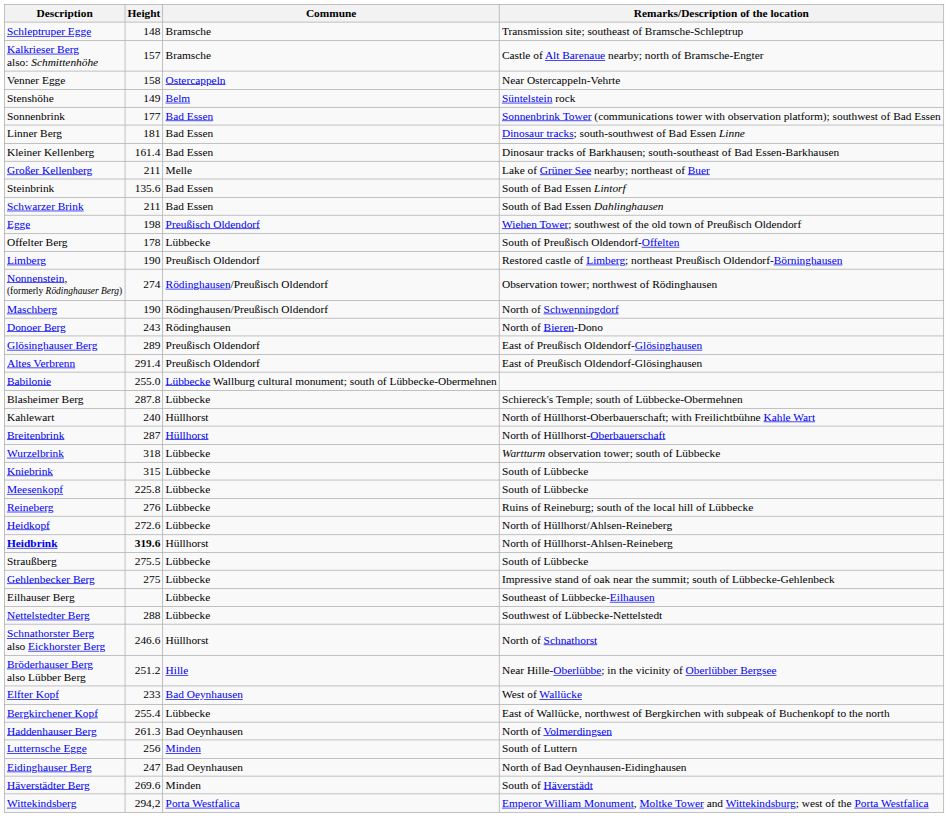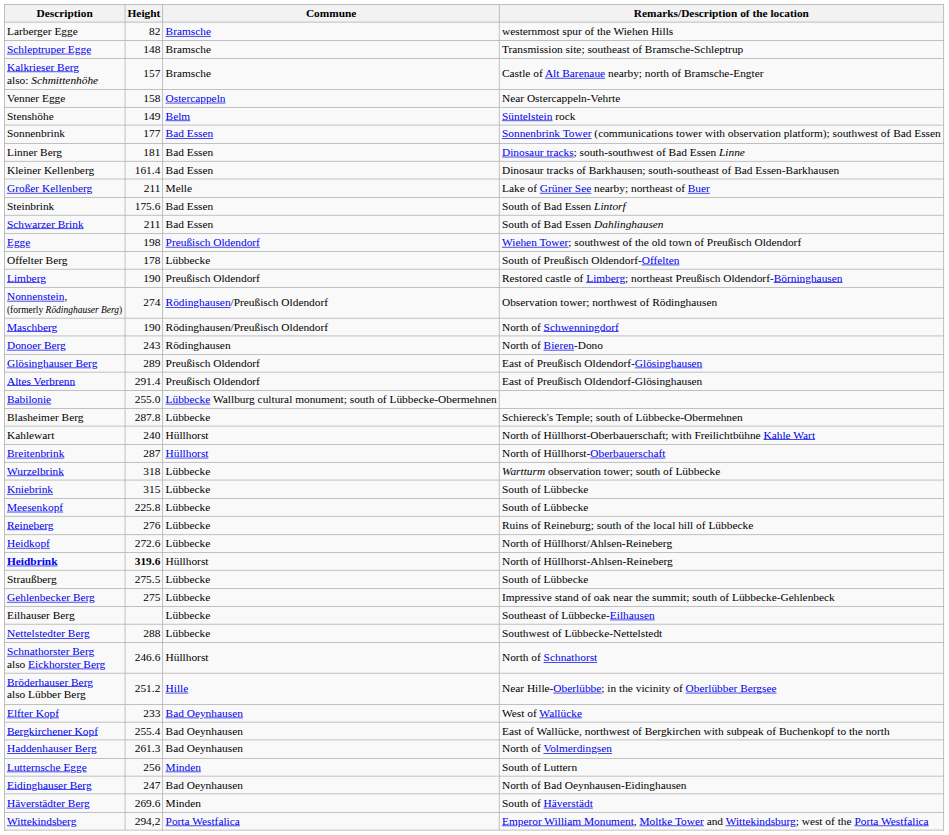+ row: (42, 31)
(148, 188) 135.6 -> (148, 206) 175.6
(188, 713) Lübbecke -> (204, 731) Bad Oeynhausen
